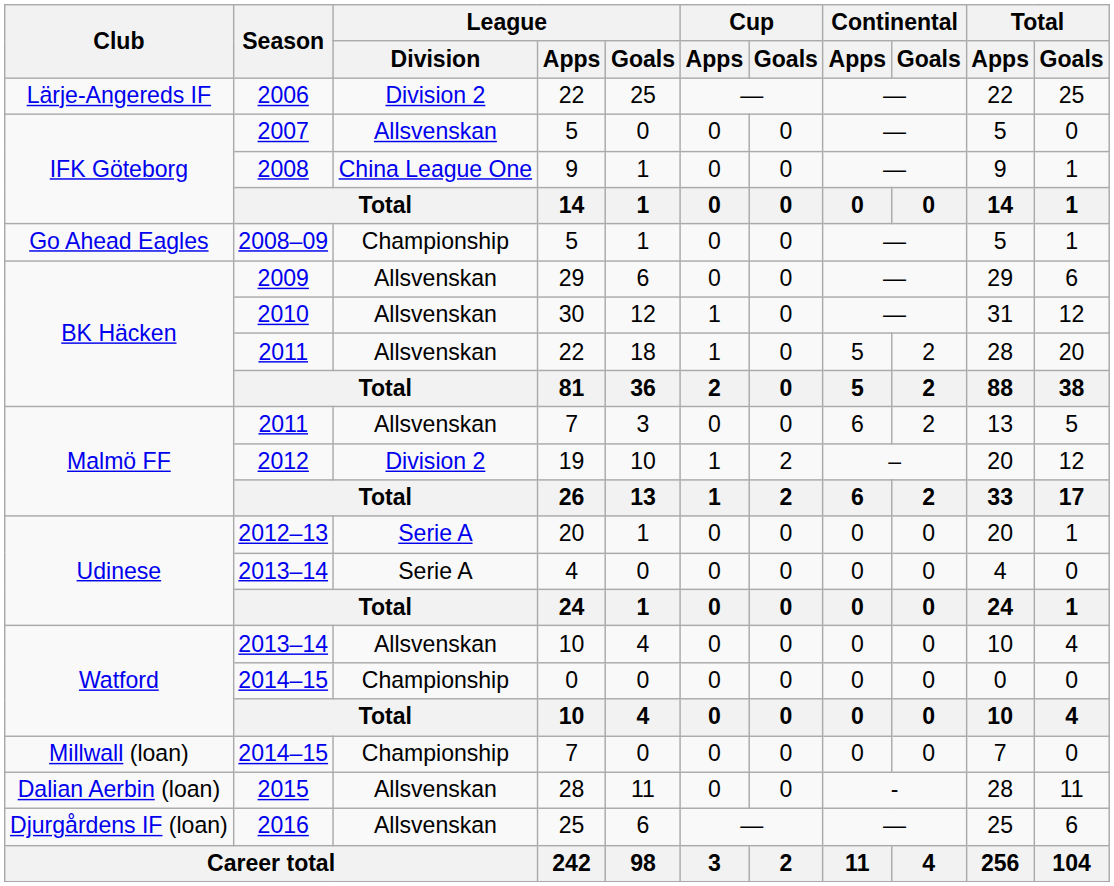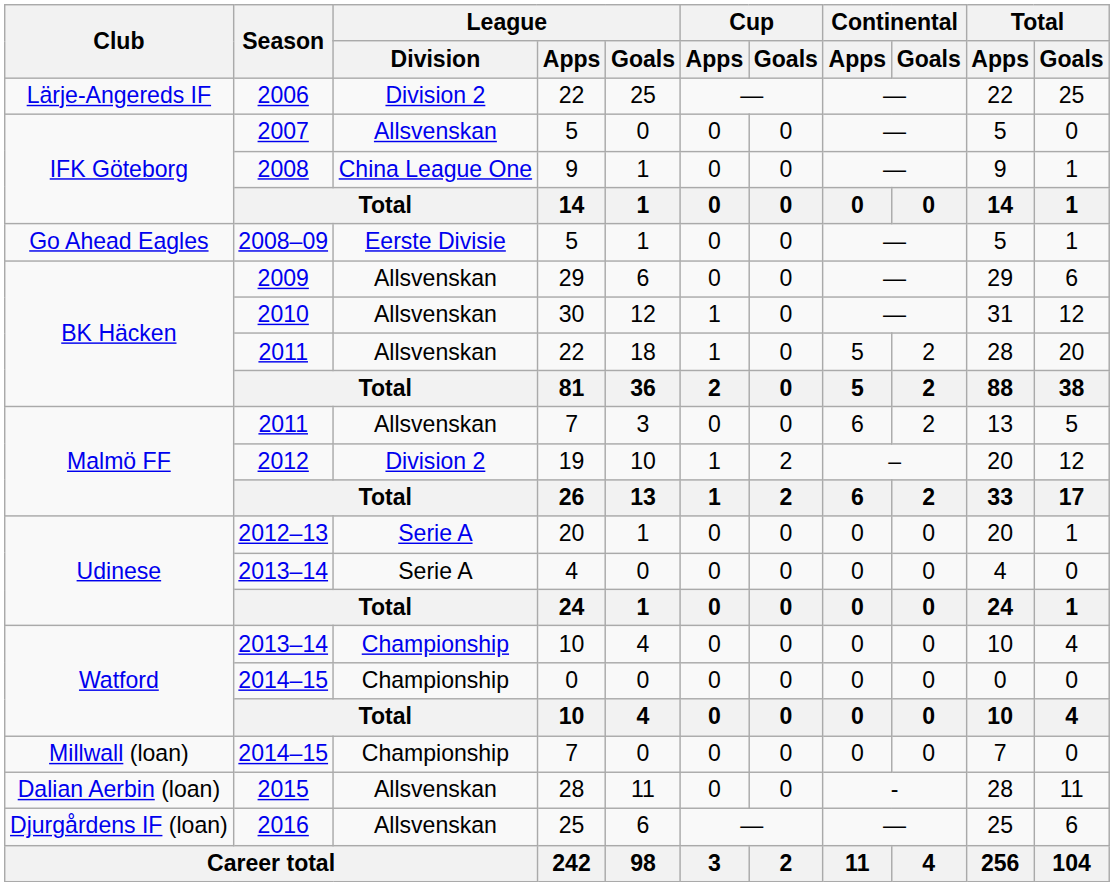(435, 242) Championship -> (435, 242) Eerste Divisie
(435, 643) Allsvenskan -> (435, 643) Championship
